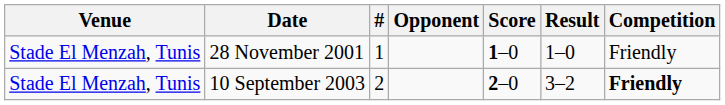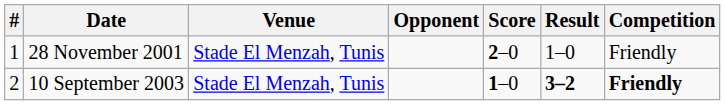columns swapped: (379, 20) <-> (105, 20)
(503, 52) 1–0 -> (503, 52) 2–0
(503, 83) 2–0 -> (503, 83) 1–0
(560, 83) normal -> (560, 83) bold
